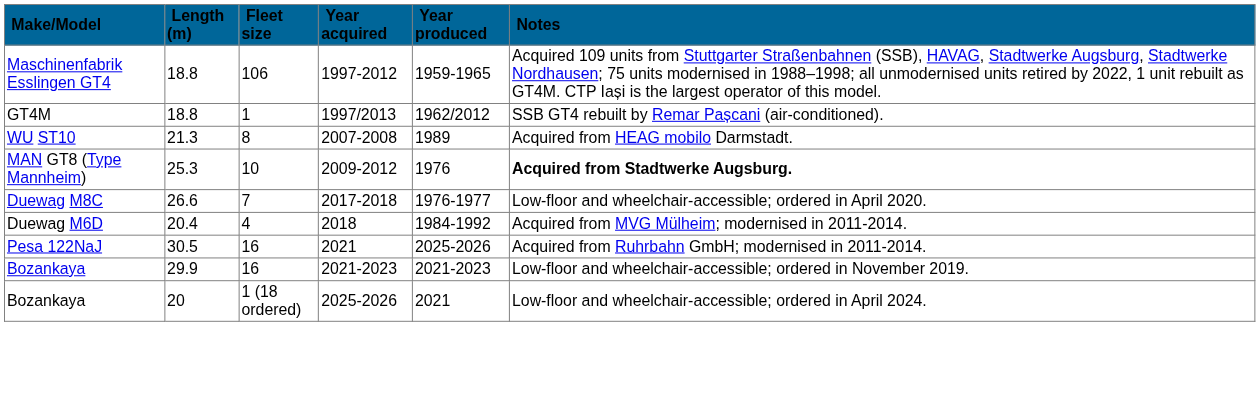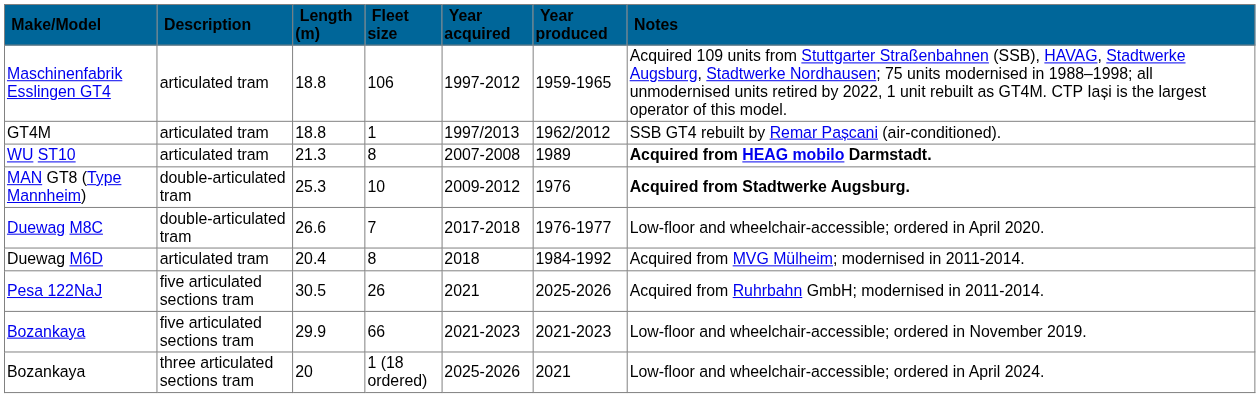+ column: (208, 24)
(652, 137) normal -> (781, 155) bold
(246, 223) 4 -> (372, 259) 8
(250, 246) 16 -> (376, 291) 26
(250, 269) 16 -> (376, 331) 66
